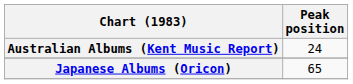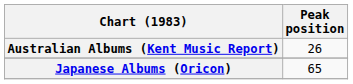(315, 48) 24 -> (315, 48) 26
